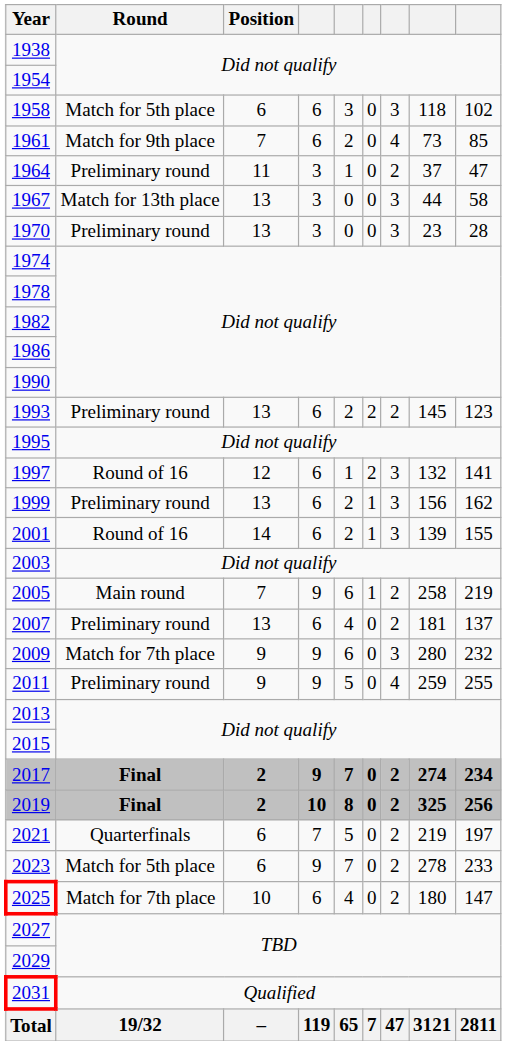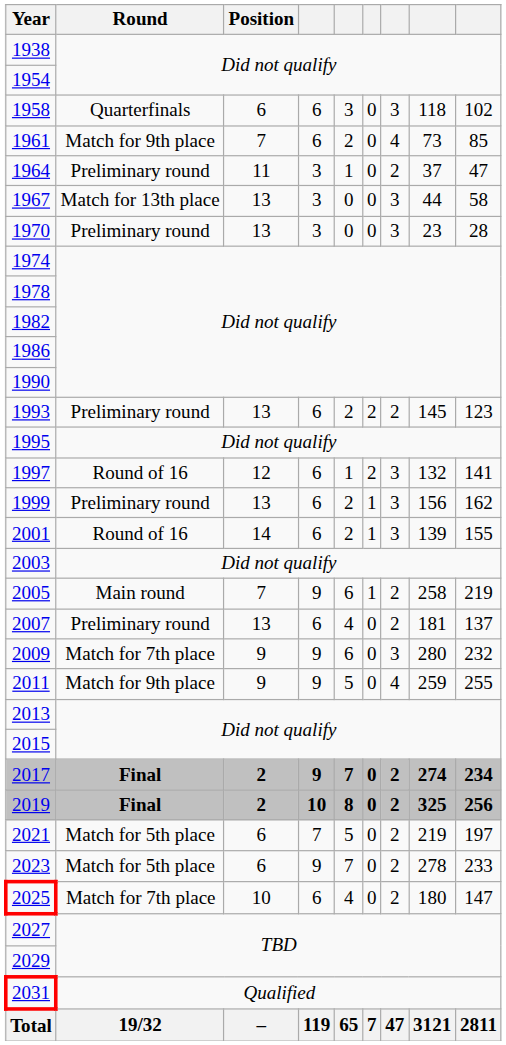(140, 110) Match for 5th place -> (140, 110) Quarterfinals
(140, 683) Preliminary round -> (140, 683) Match for 9th place
(140, 834) Quarterfinals -> (140, 834) Match for 5th place
